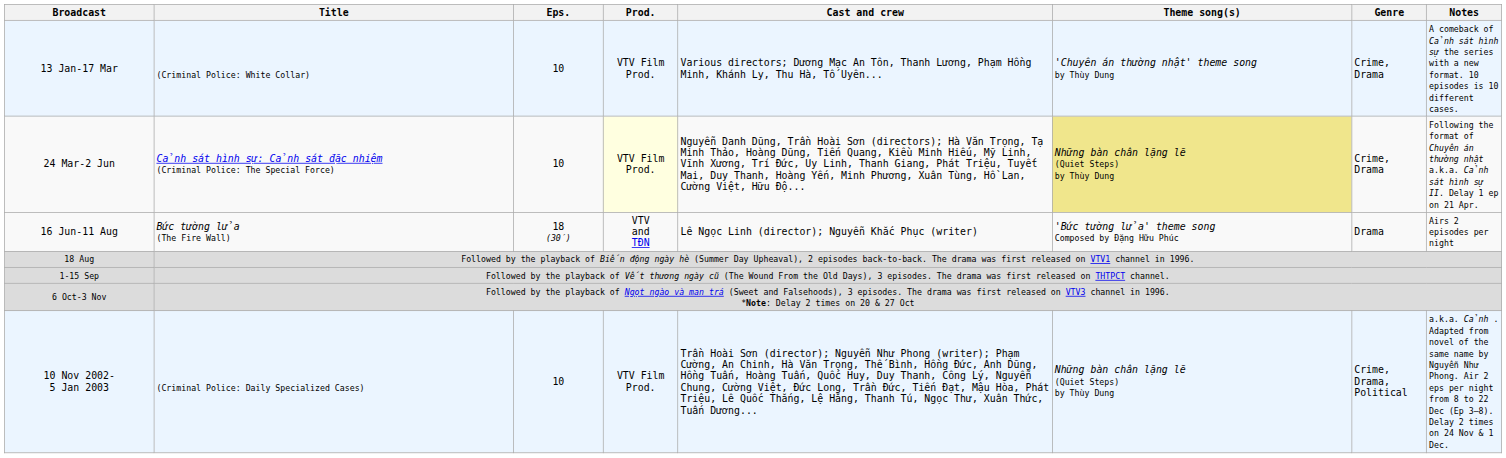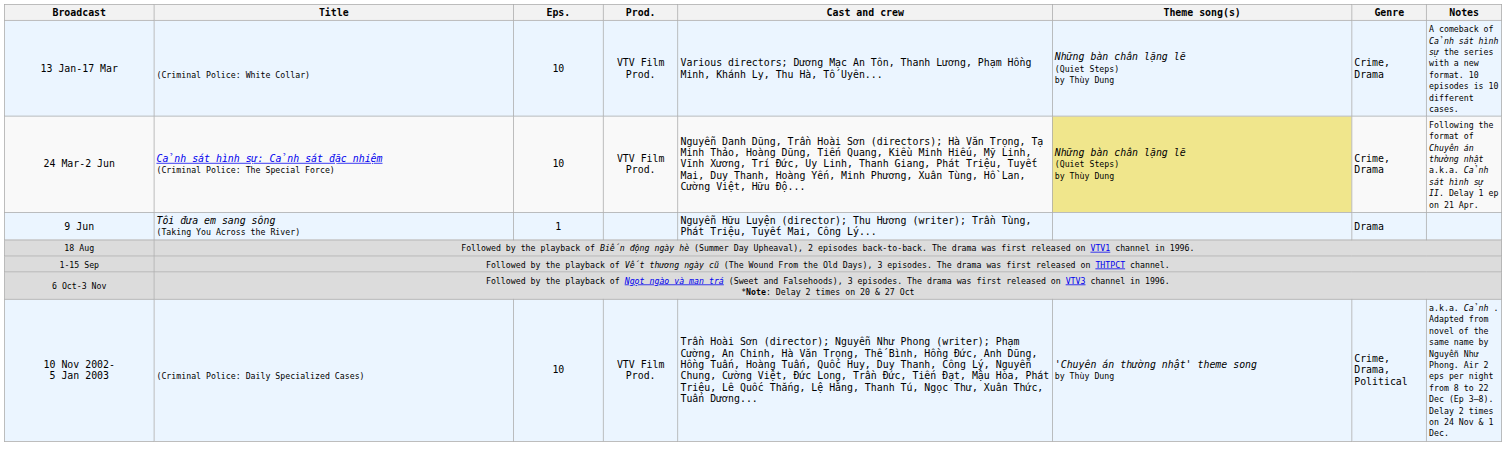(1156, 68) 'Chuyên án thường nhật' theme song by Thùy Dung -> (1120, 68) Những bàn chân lặng lẽ (Quiet Steps) by Thùy Dung
(641, 164) lightyellow background -> (641, 164) no background
+ row: (79, 226)
- row: (79, 232)
(1120, 382) Những bàn chân lặng lẽ (Quiet Steps) by Thùy Dung -> (1156, 370) 'Chuyên án thường nhật' theme song by Thùy Dung
